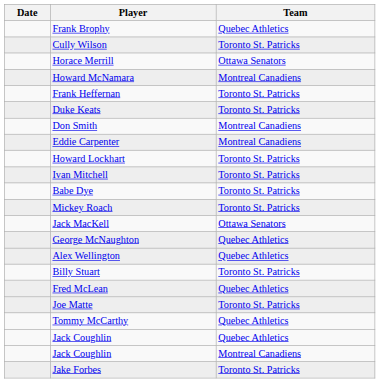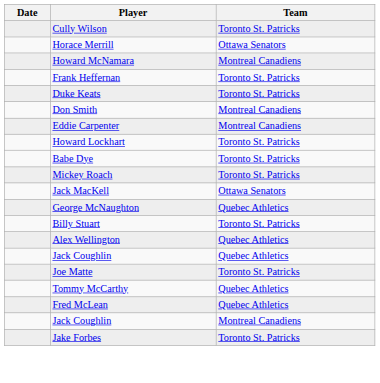- row: (81, 28)
- row: (80, 175)
rows swapped: (76, 272) <-> (86, 256)
rows swapped: (82, 337) <-> (80, 288)
